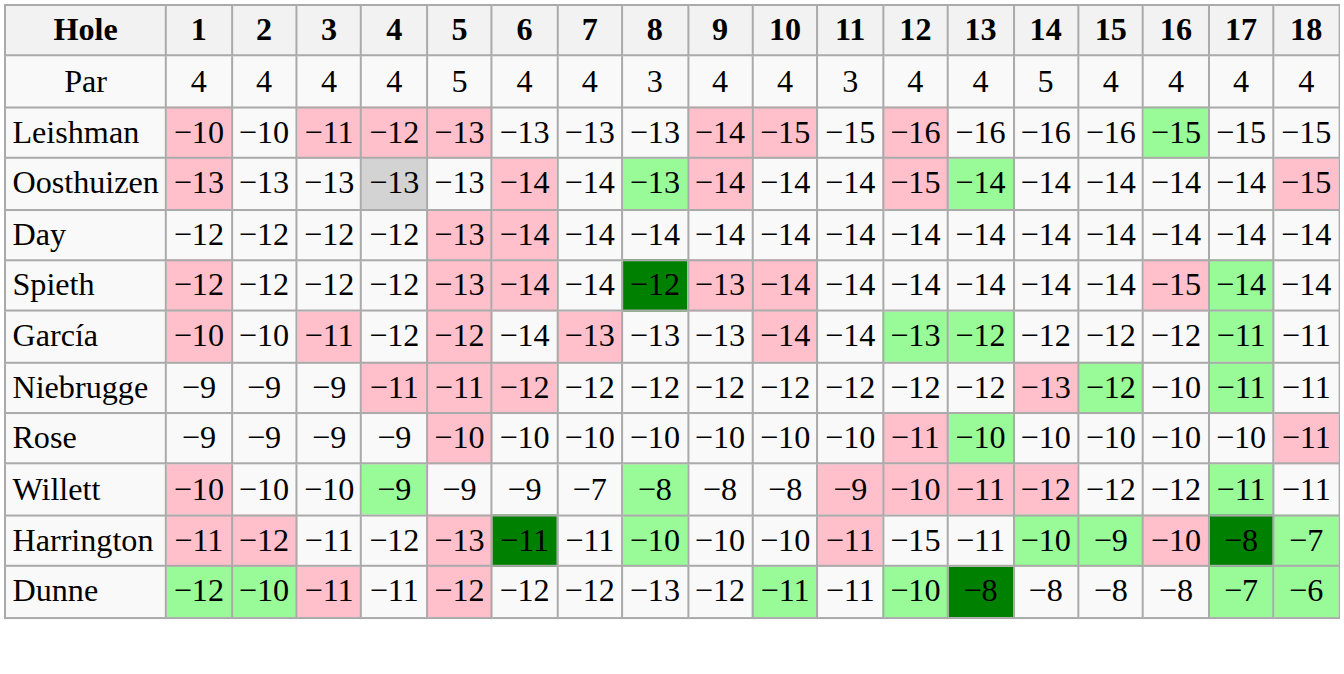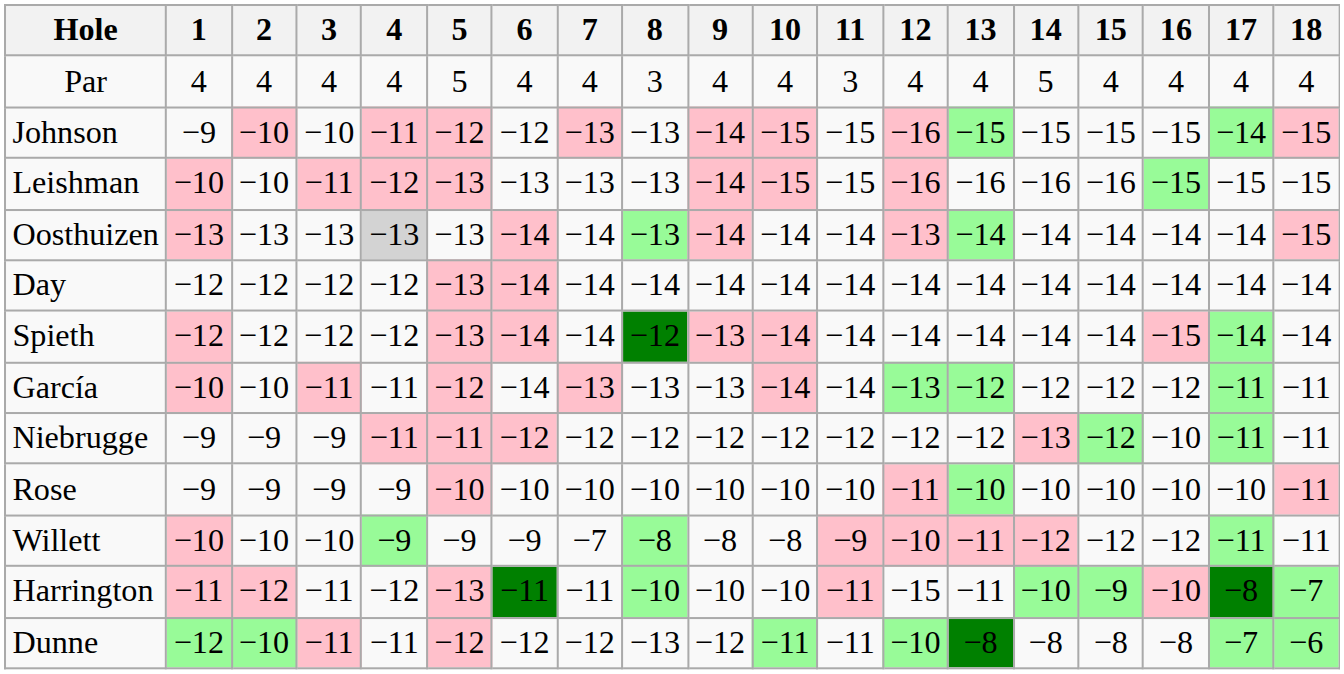+ row: (65, 132)
(915, 183) −15 -> (915, 234) −13
(394, 336) −12 -> (394, 387) −11
